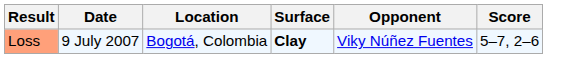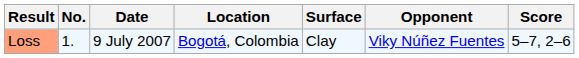+ column: (74, 16)
(290, 41) bold -> (321, 41) normal
